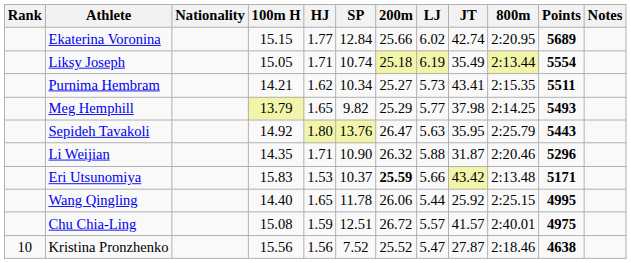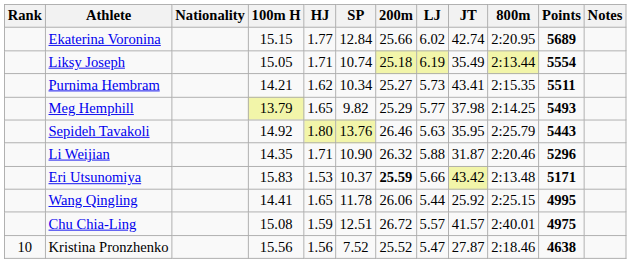(396, 131) 26.47 -> (396, 131) 26.46
(276, 200) 14.40 -> (276, 200) 14.41
